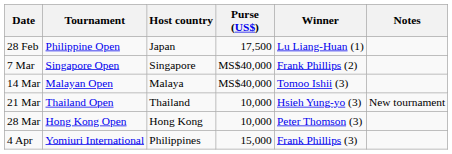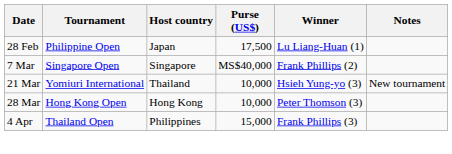- row: (24, 83)
(80, 102) Thailand Open -> (95, 83) Yomiuri International
(95, 140) Yomiuri International -> (80, 121) Thailand Open
